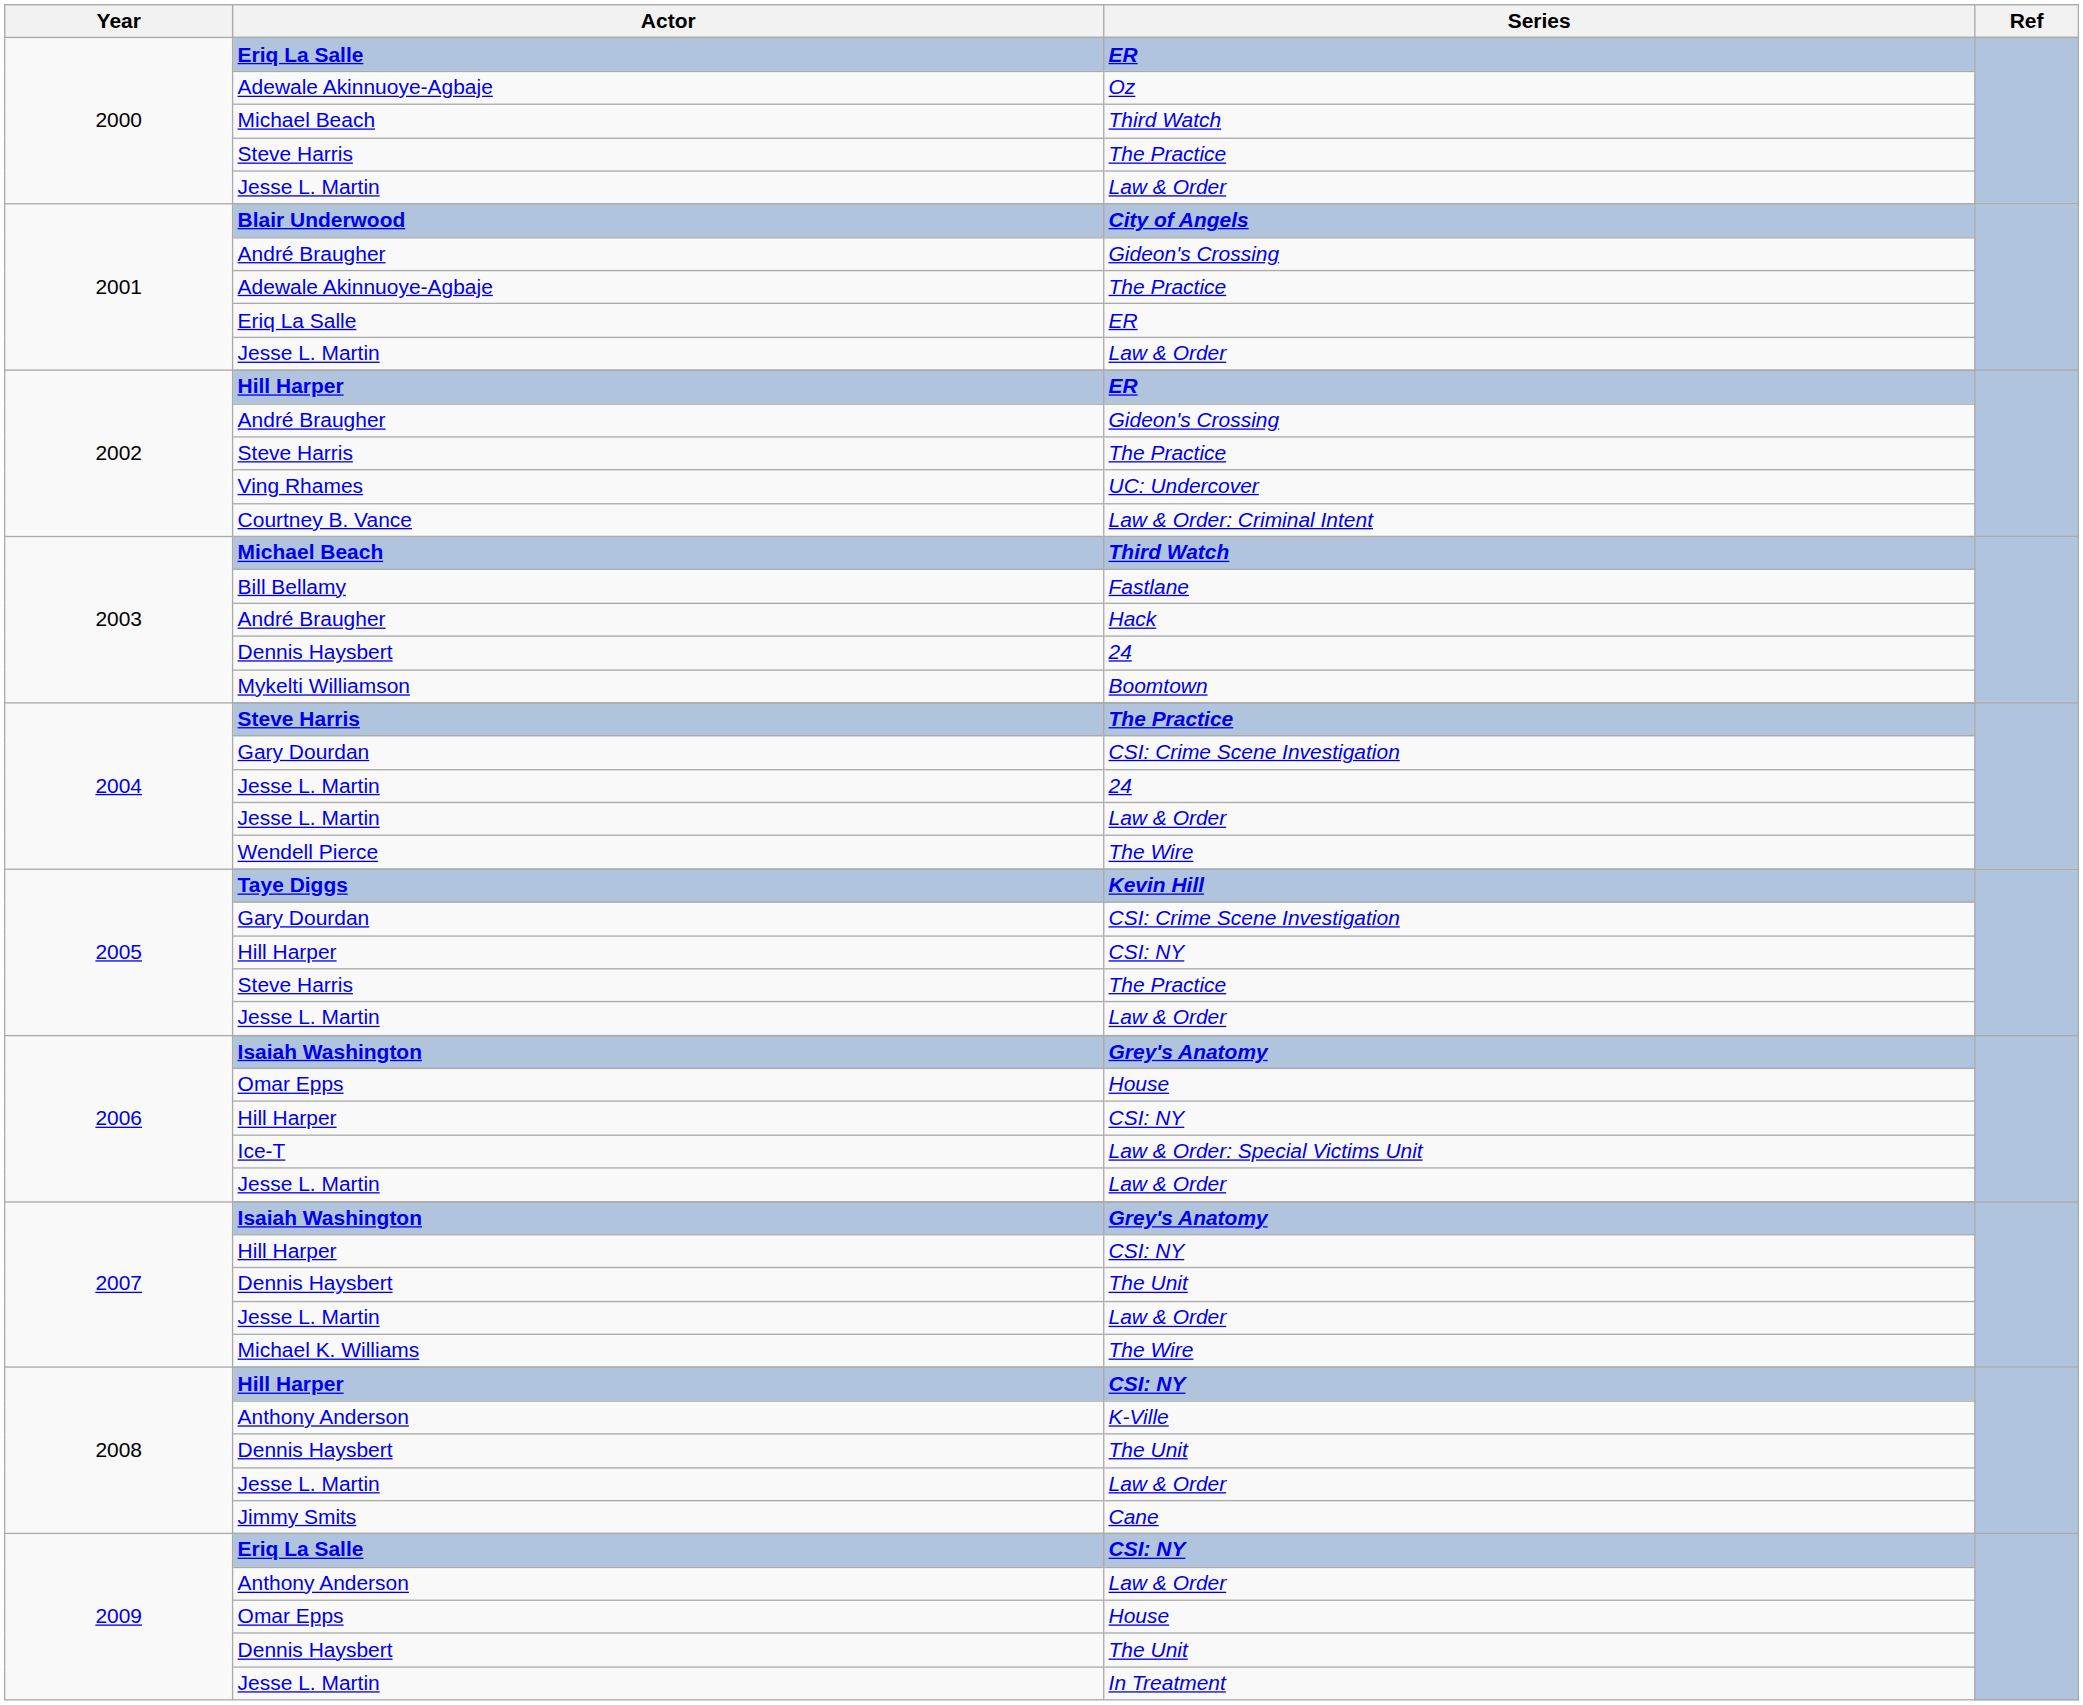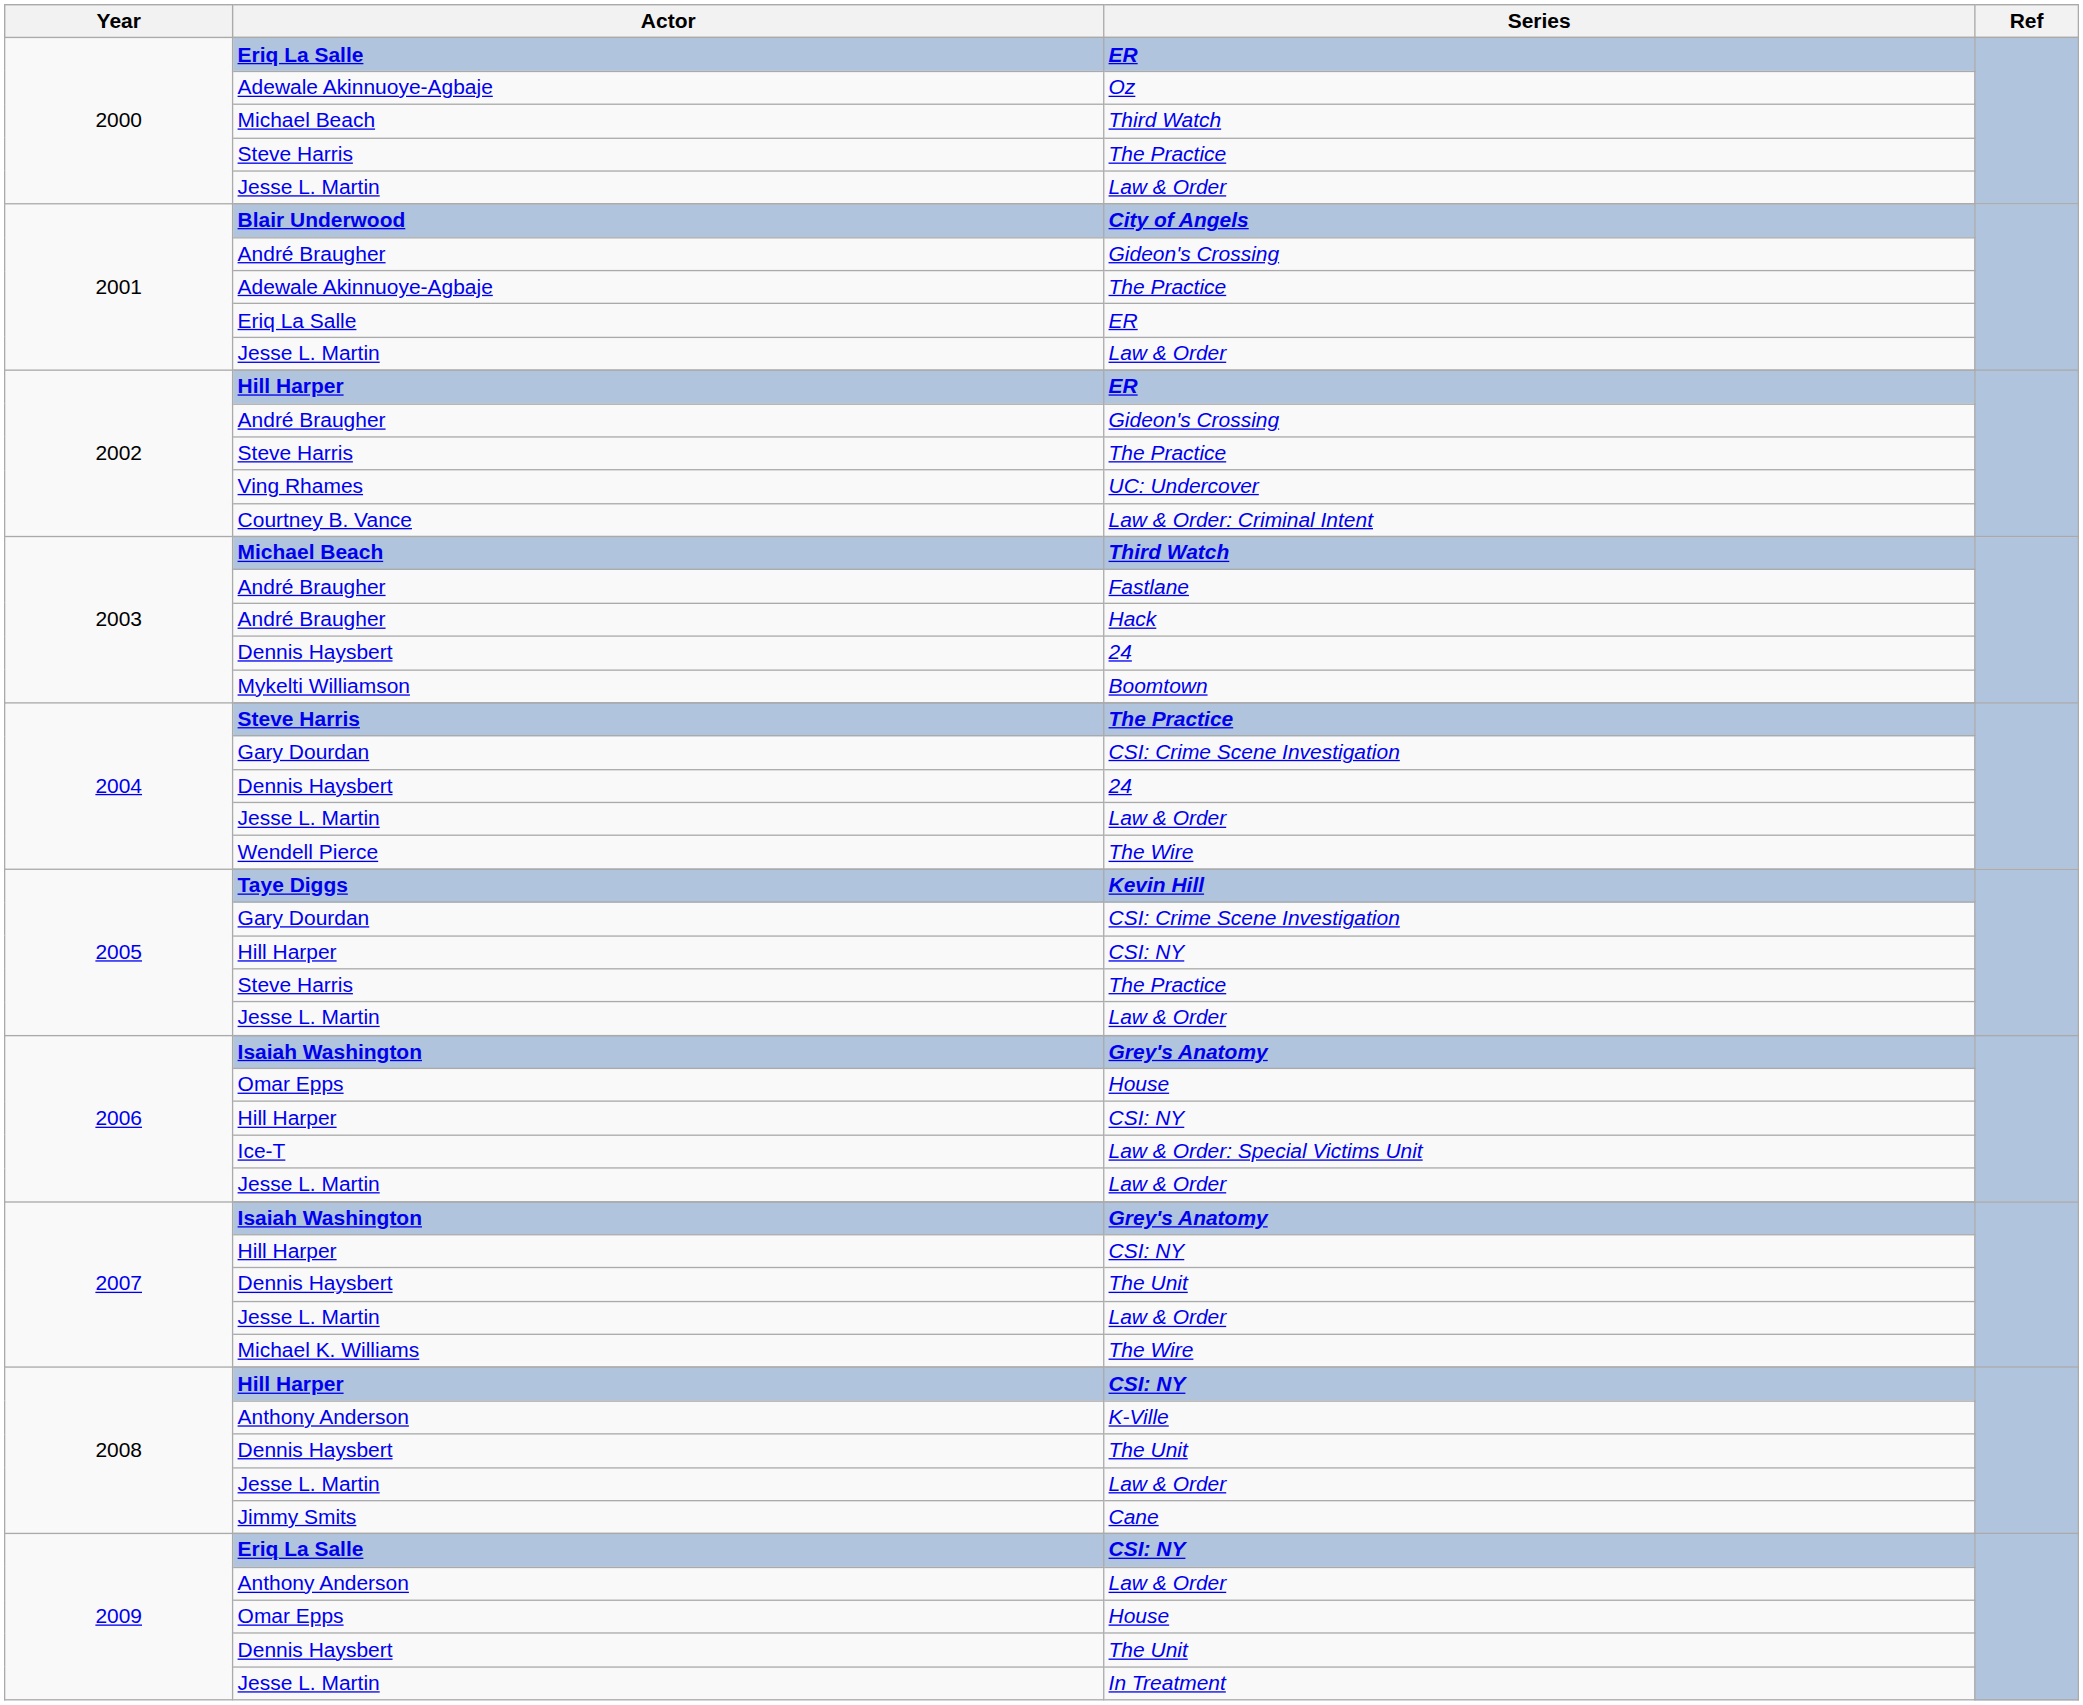(292, 586) Bill Bellamy -> (312, 586) André Braugher
(309, 785) Jesse L. Martin -> (315, 785) Dennis Haysbert
